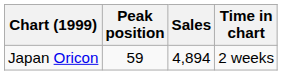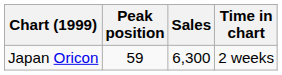(191, 57) 4,894 -> (191, 57) 6,300
